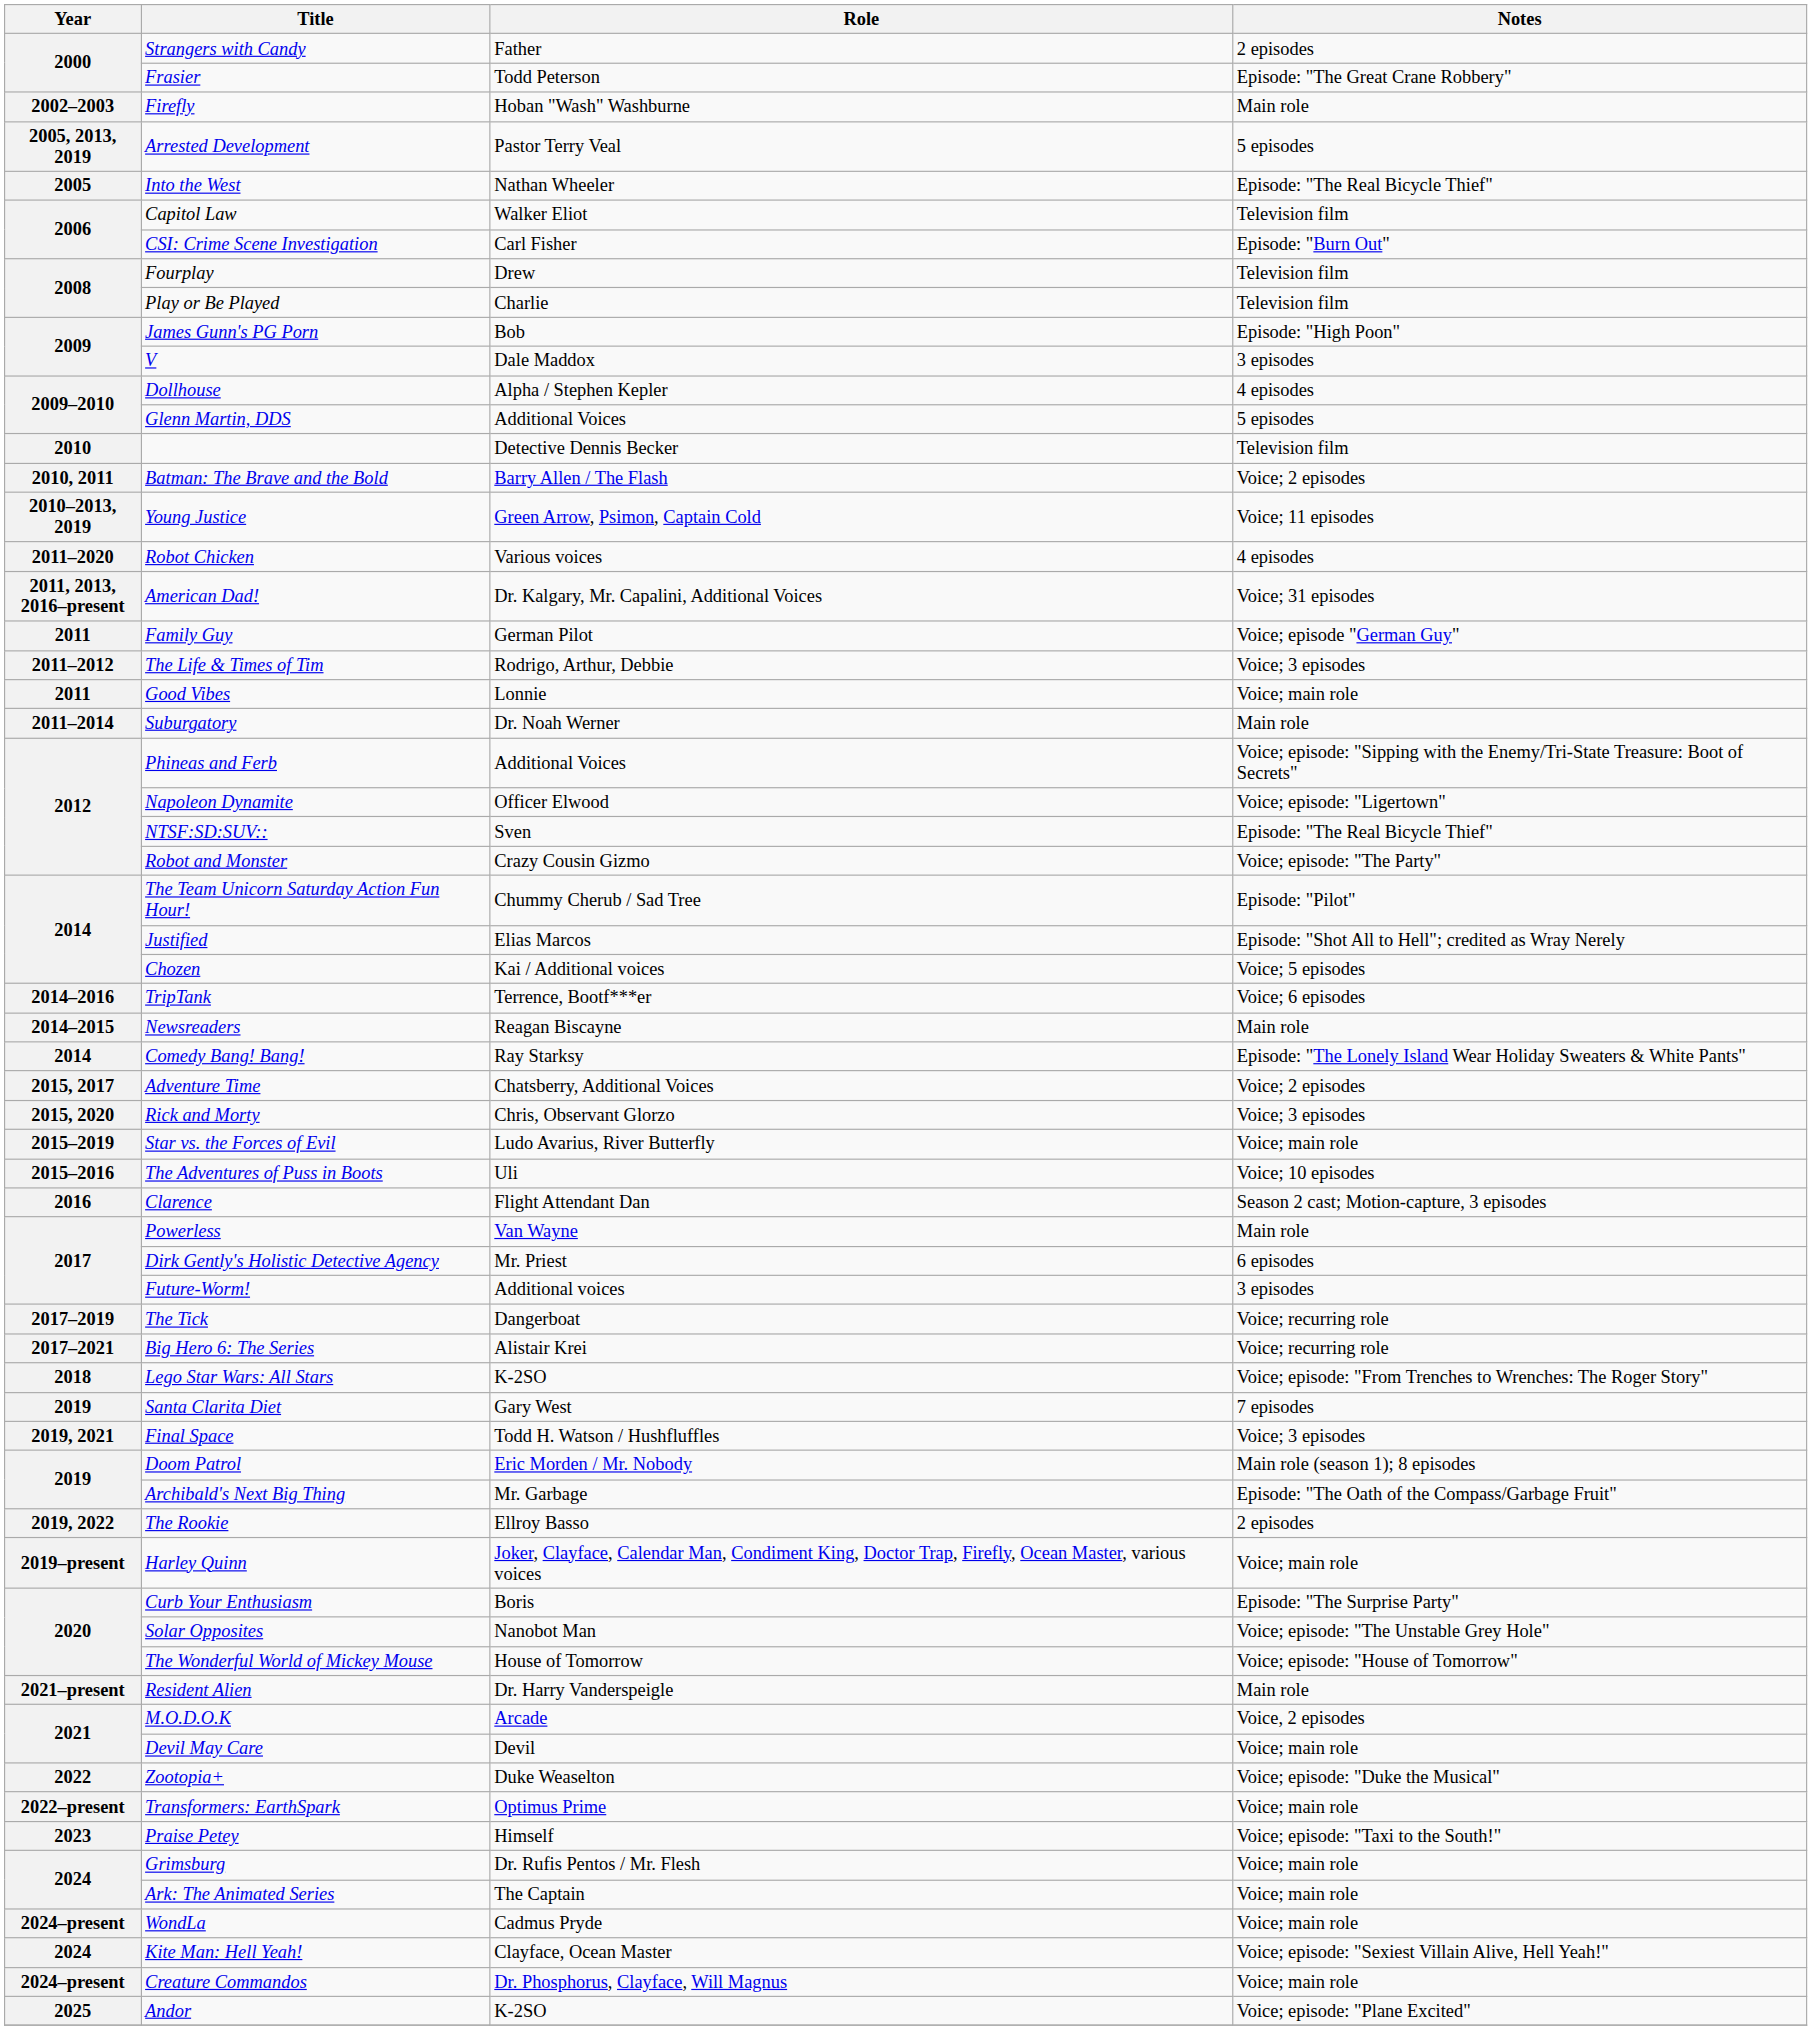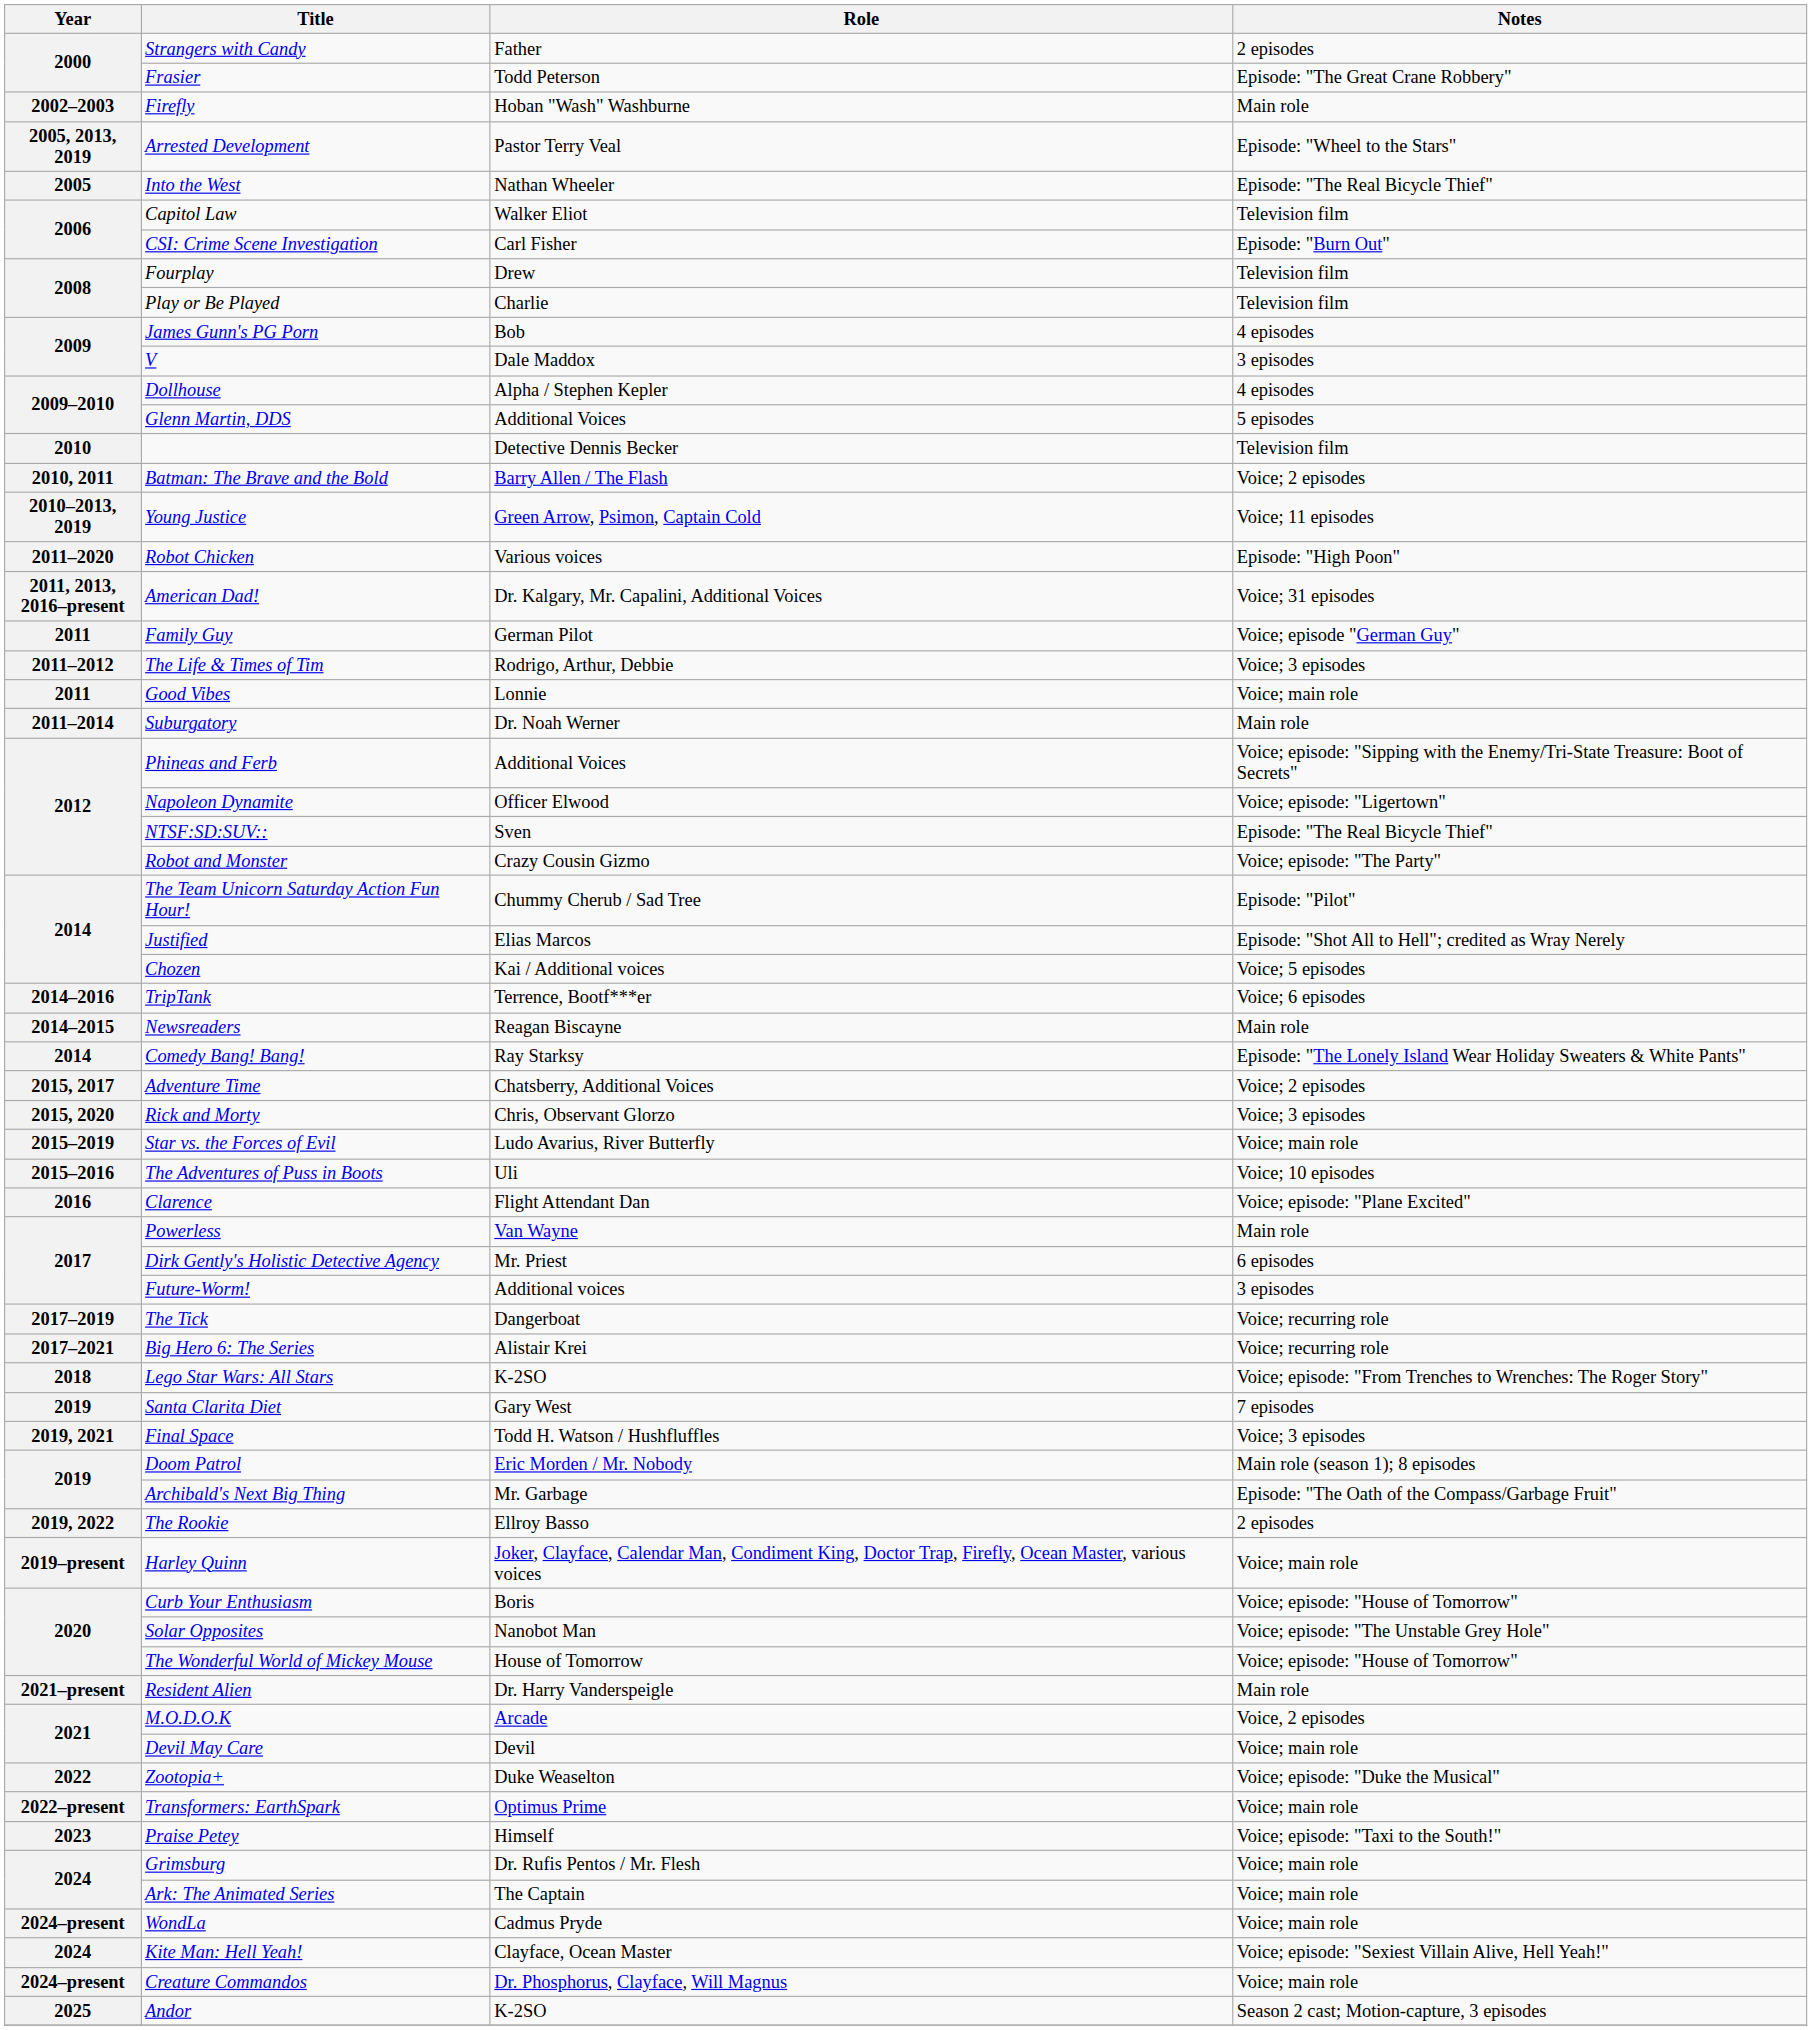(1275, 146) 5 episodes -> (1347, 146) Episode: "Wheel to the Stars"
(1318, 331) Episode: "High Poon" -> (1275, 331) 4 episodes
(1275, 556) 4 episodes -> (1318, 556) Episode: "High Poon"
(1392, 1202) Season 2 cast; Motion-capture, 3 episodes -> (1354, 1202) Voice; episode: "Plane Excited"
(1348, 1602) Episode: "The Surprise Party" -> (1377, 1602) Voice; episode: "House of Tomorrow"
(1354, 2010) Voice; episode: "Plane Excited" -> (1392, 2010) Season 2 cast; Motion-capture, 3 episodes
